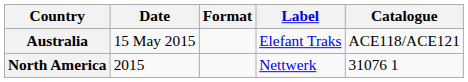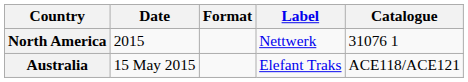rows swapped: (57, 41) <-> (57, 65)
